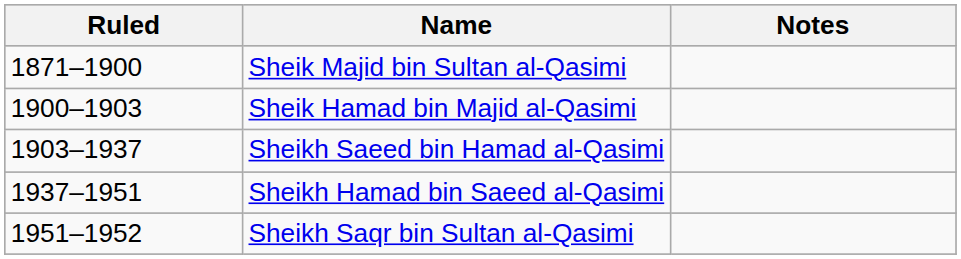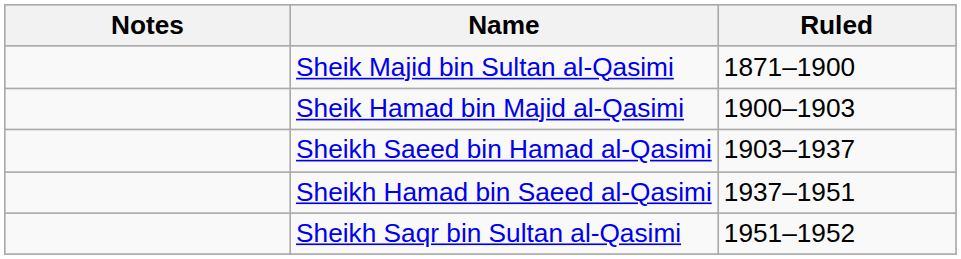columns swapped: (124, 25) <-> (813, 25)
